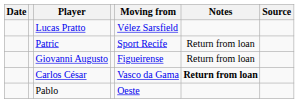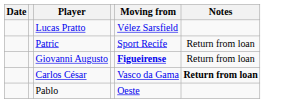- column: (277, 12)
(140, 59) normal -> (142, 59) bold
